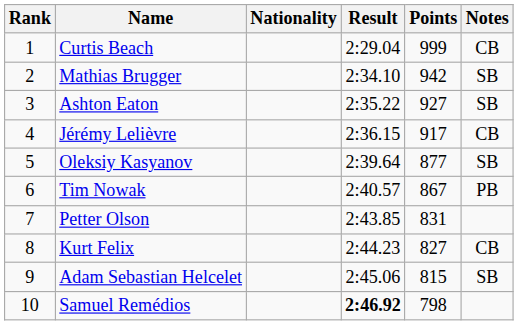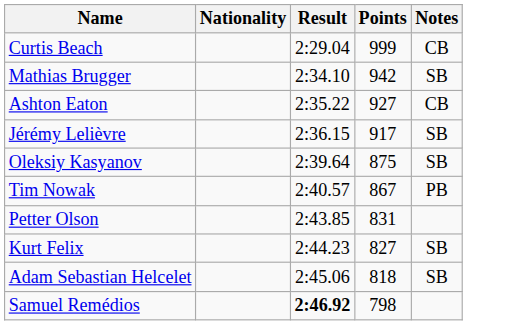- column: (30, 18)
(487, 104) SB -> (437, 104) CB
(487, 133) CB -> (437, 133) SB
(433, 162) 877 -> (383, 162) 875
(487, 248) CB -> (437, 248) SB
(433, 276) 815 -> (383, 276) 818
